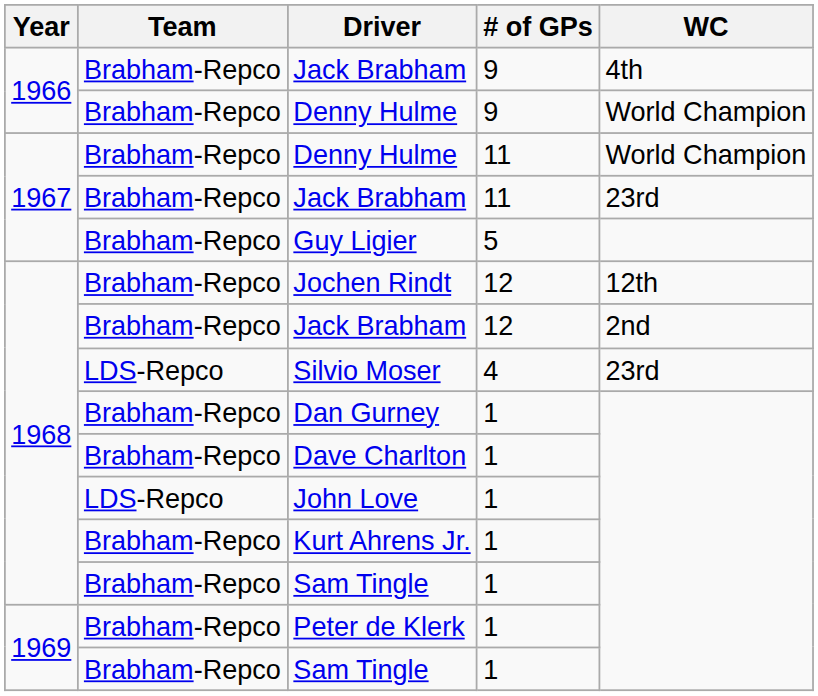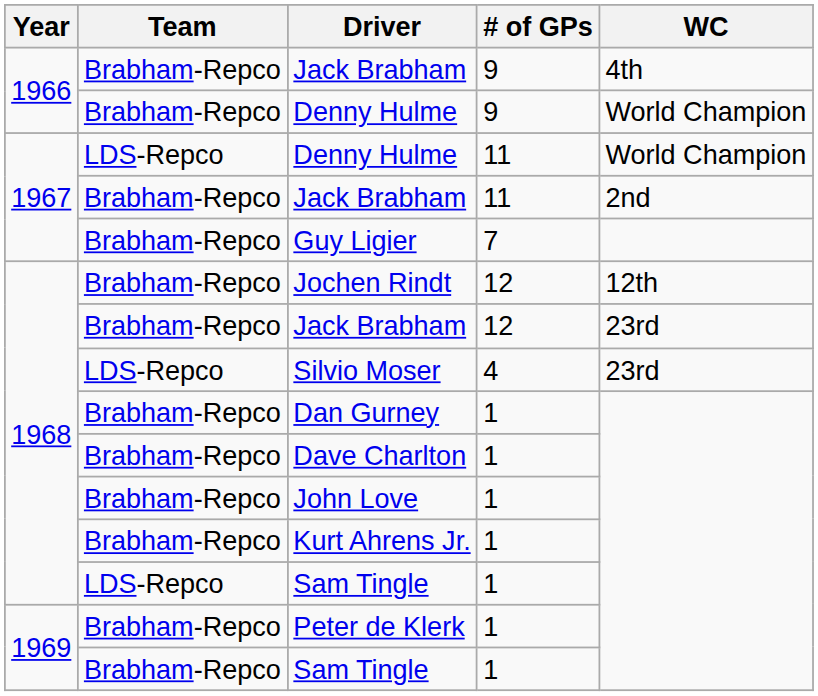(182, 155) Brabham-Repco -> (154, 155) LDS-Repco
(633, 198) 23rd -> (628, 198) 2nd
(491, 241) 5 -> (491, 241) 7
(628, 326) 2nd -> (633, 326) 23rd
(154, 498) LDS-Repco -> (182, 498) Brabham-Repco
(182, 583) Brabham-Repco -> (154, 583) LDS-Repco
